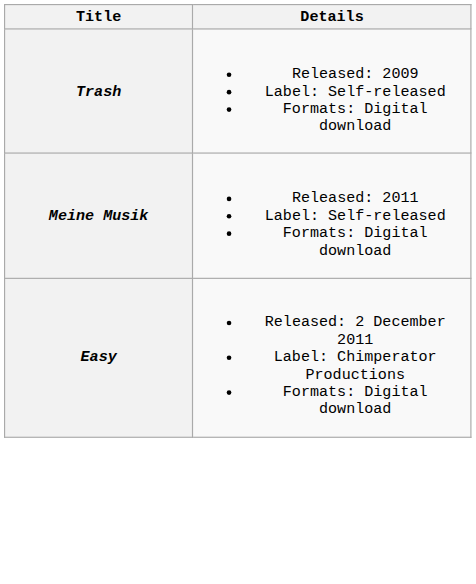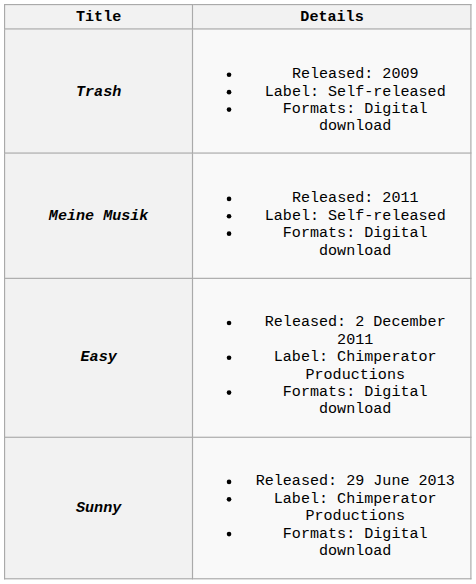+ row: (99, 508)
